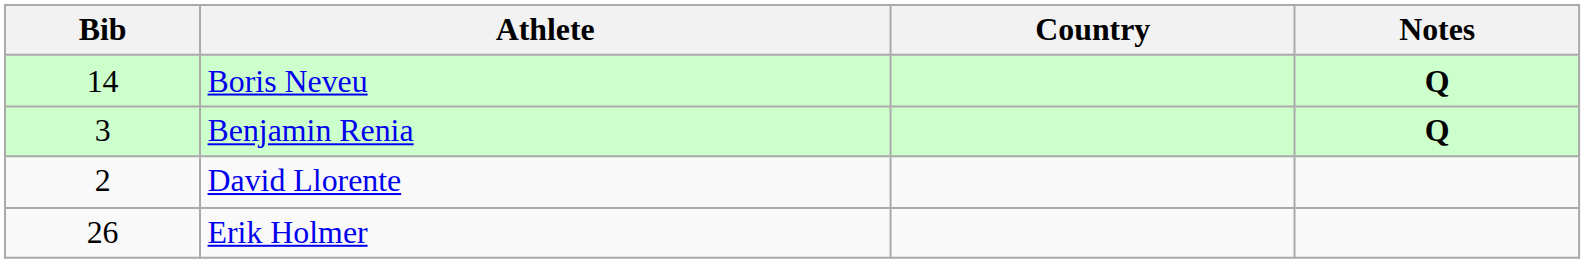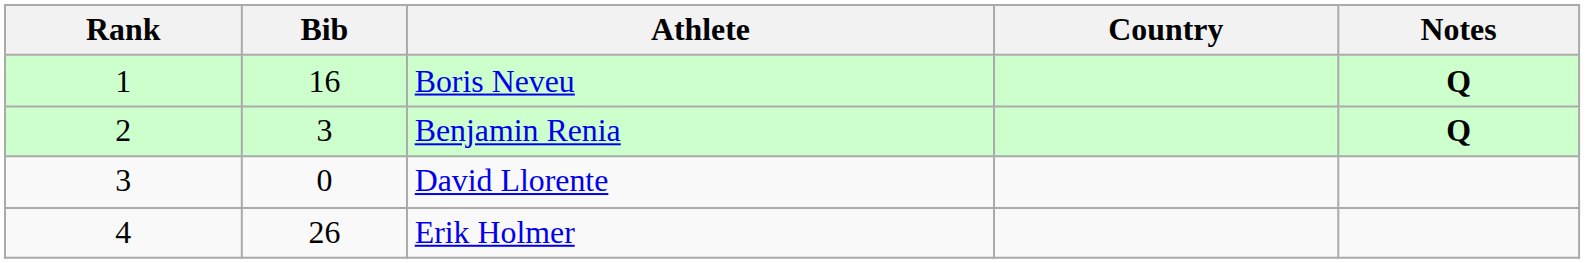+ column: (123, 29)
(103, 80) 14 -> (324, 80) 16
(103, 181) 2 -> (324, 181) 0
